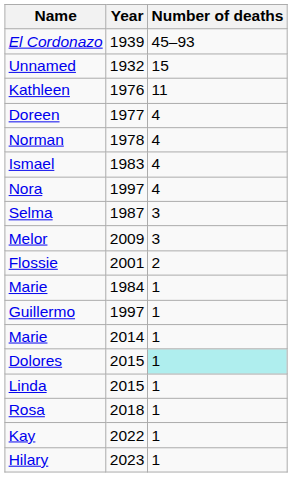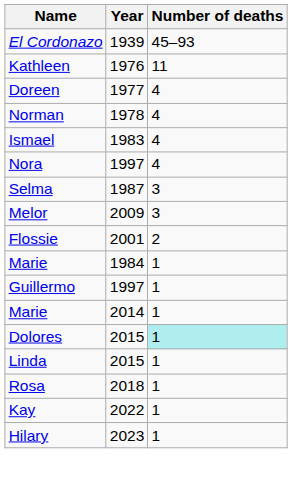- row: (42, 66)
